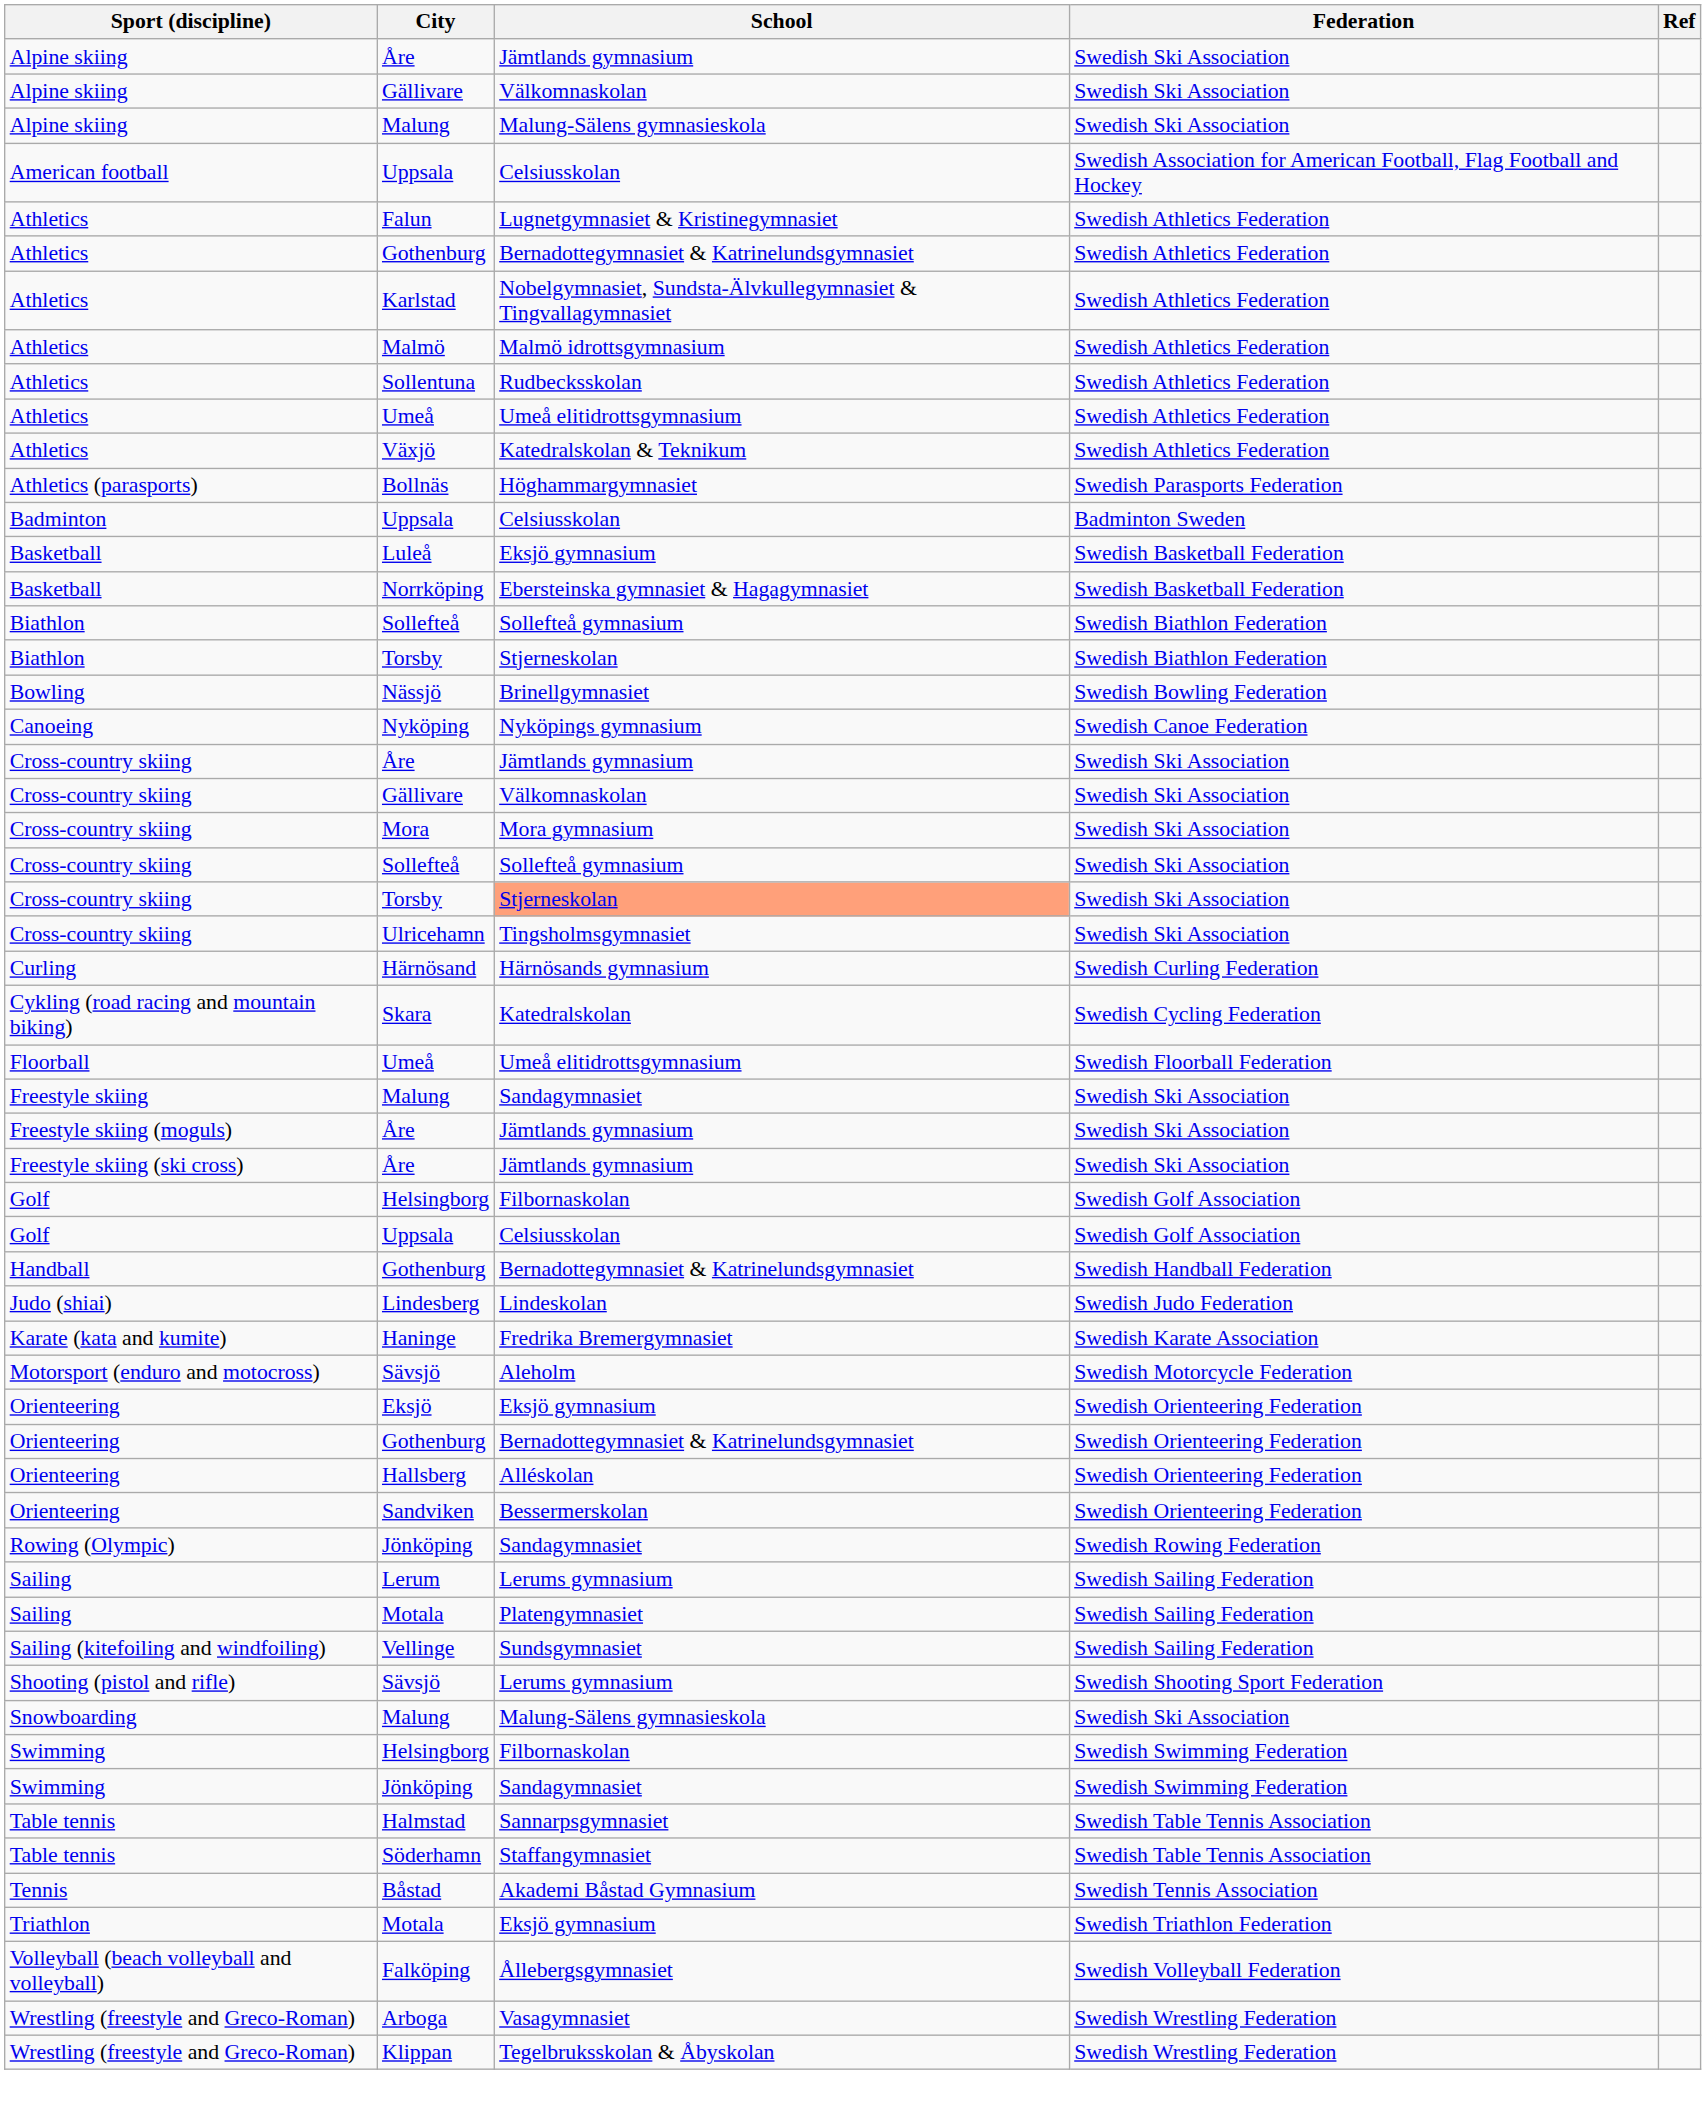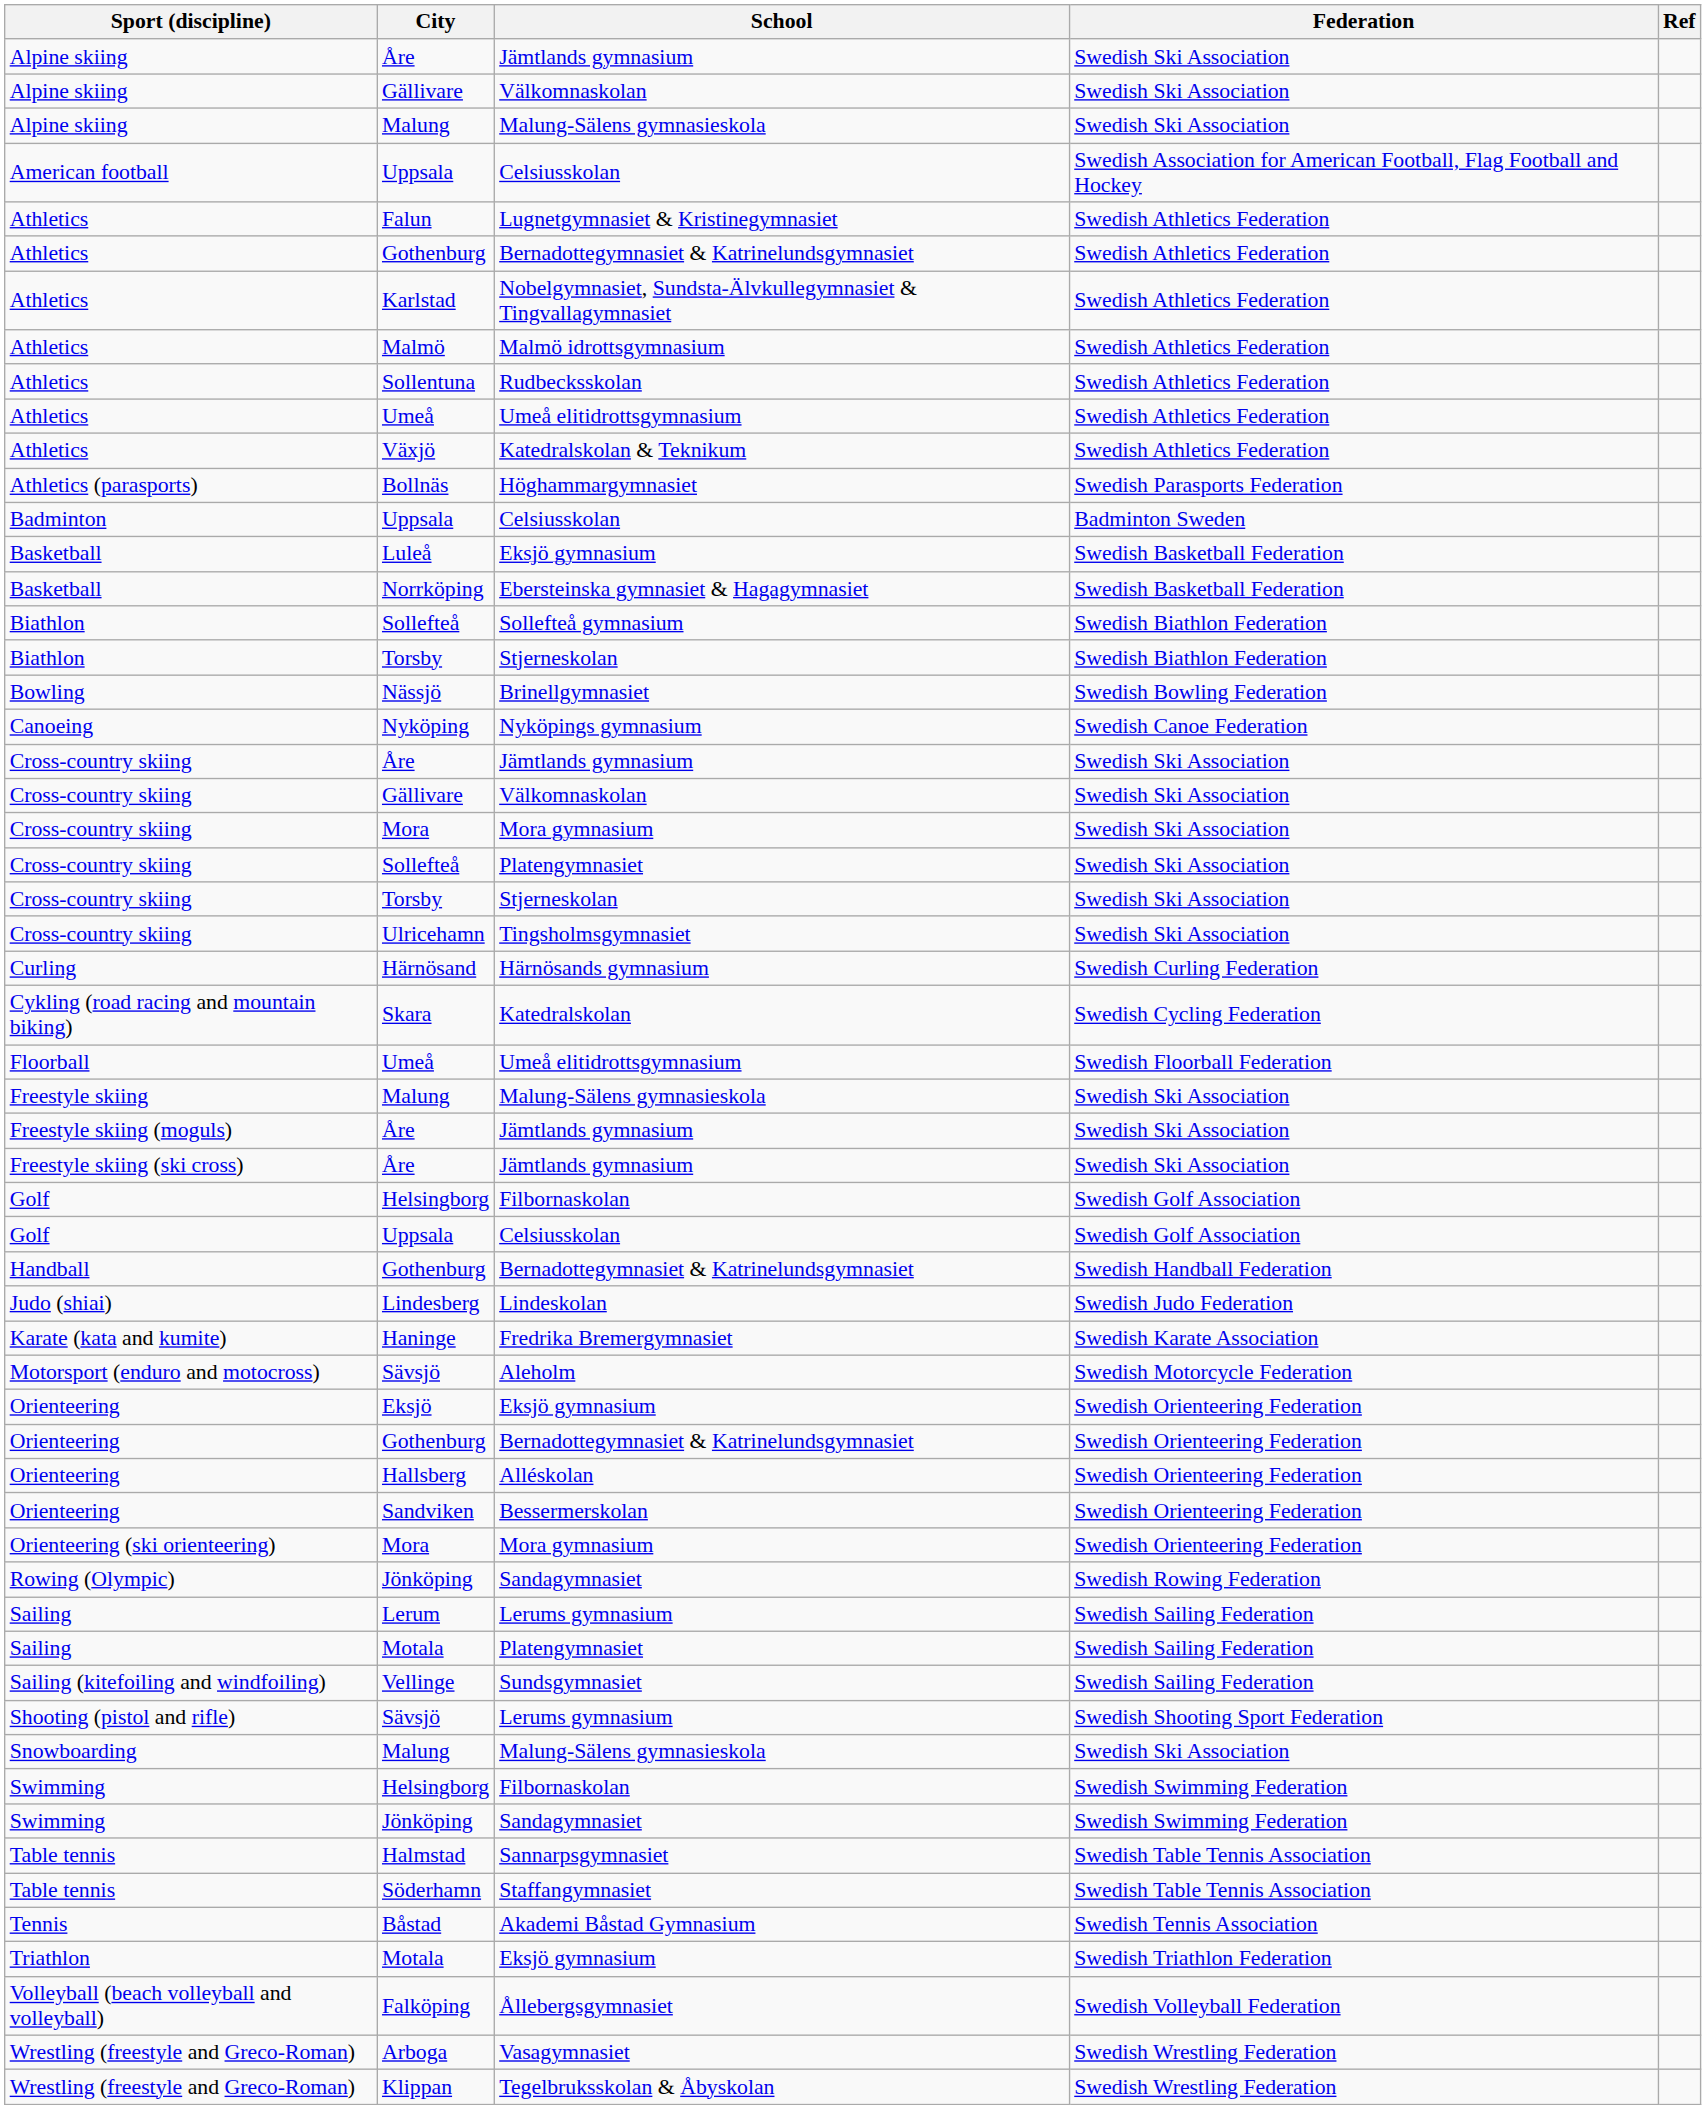(591, 864) Sollefteå gymnasium -> (571, 864) Platengymnasiet
(558, 898) lightsalmon background -> (558, 898) no background
(571, 1095) Sandagymnasiet -> (632, 1095) Malung-Sälens gymnasieskola
+ row: (143, 1544)
